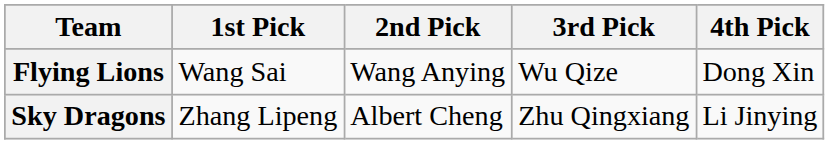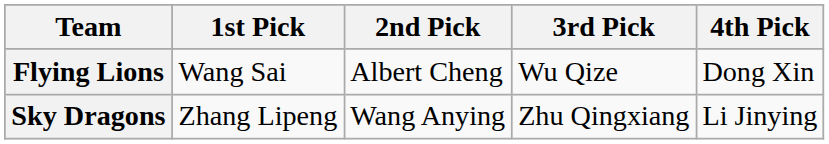(428, 71) Wang Anying -> (426, 71) Albert Cheng
(426, 116) Albert Cheng -> (428, 116) Wang Anying
